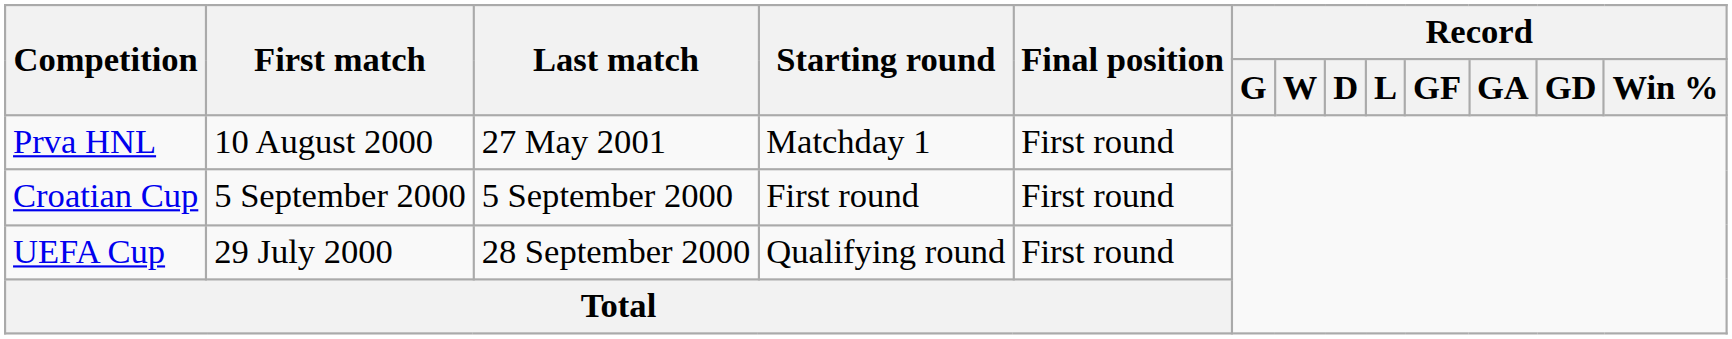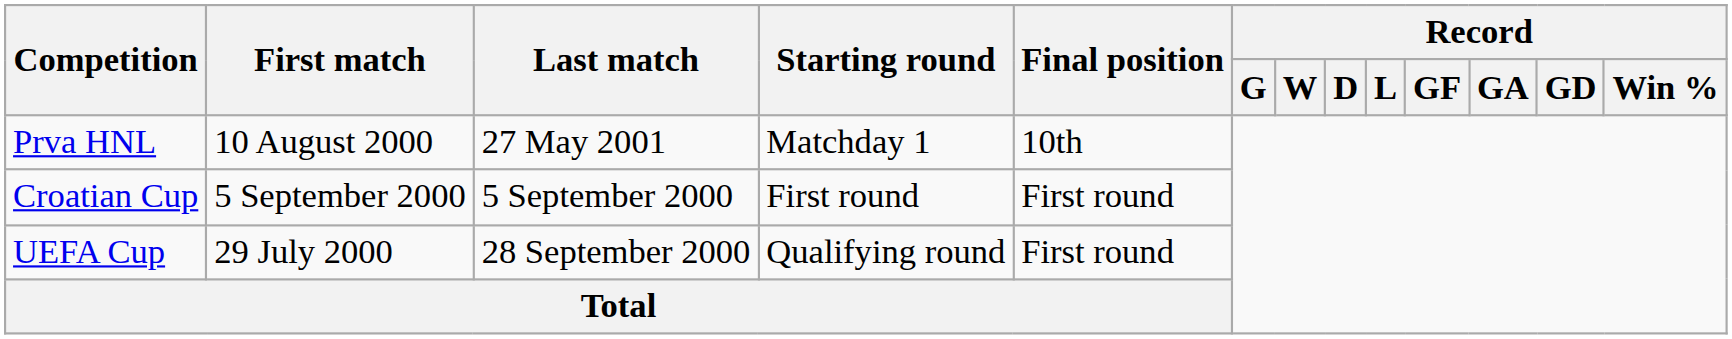(1098, 141) First round -> (1052, 141) 10th
